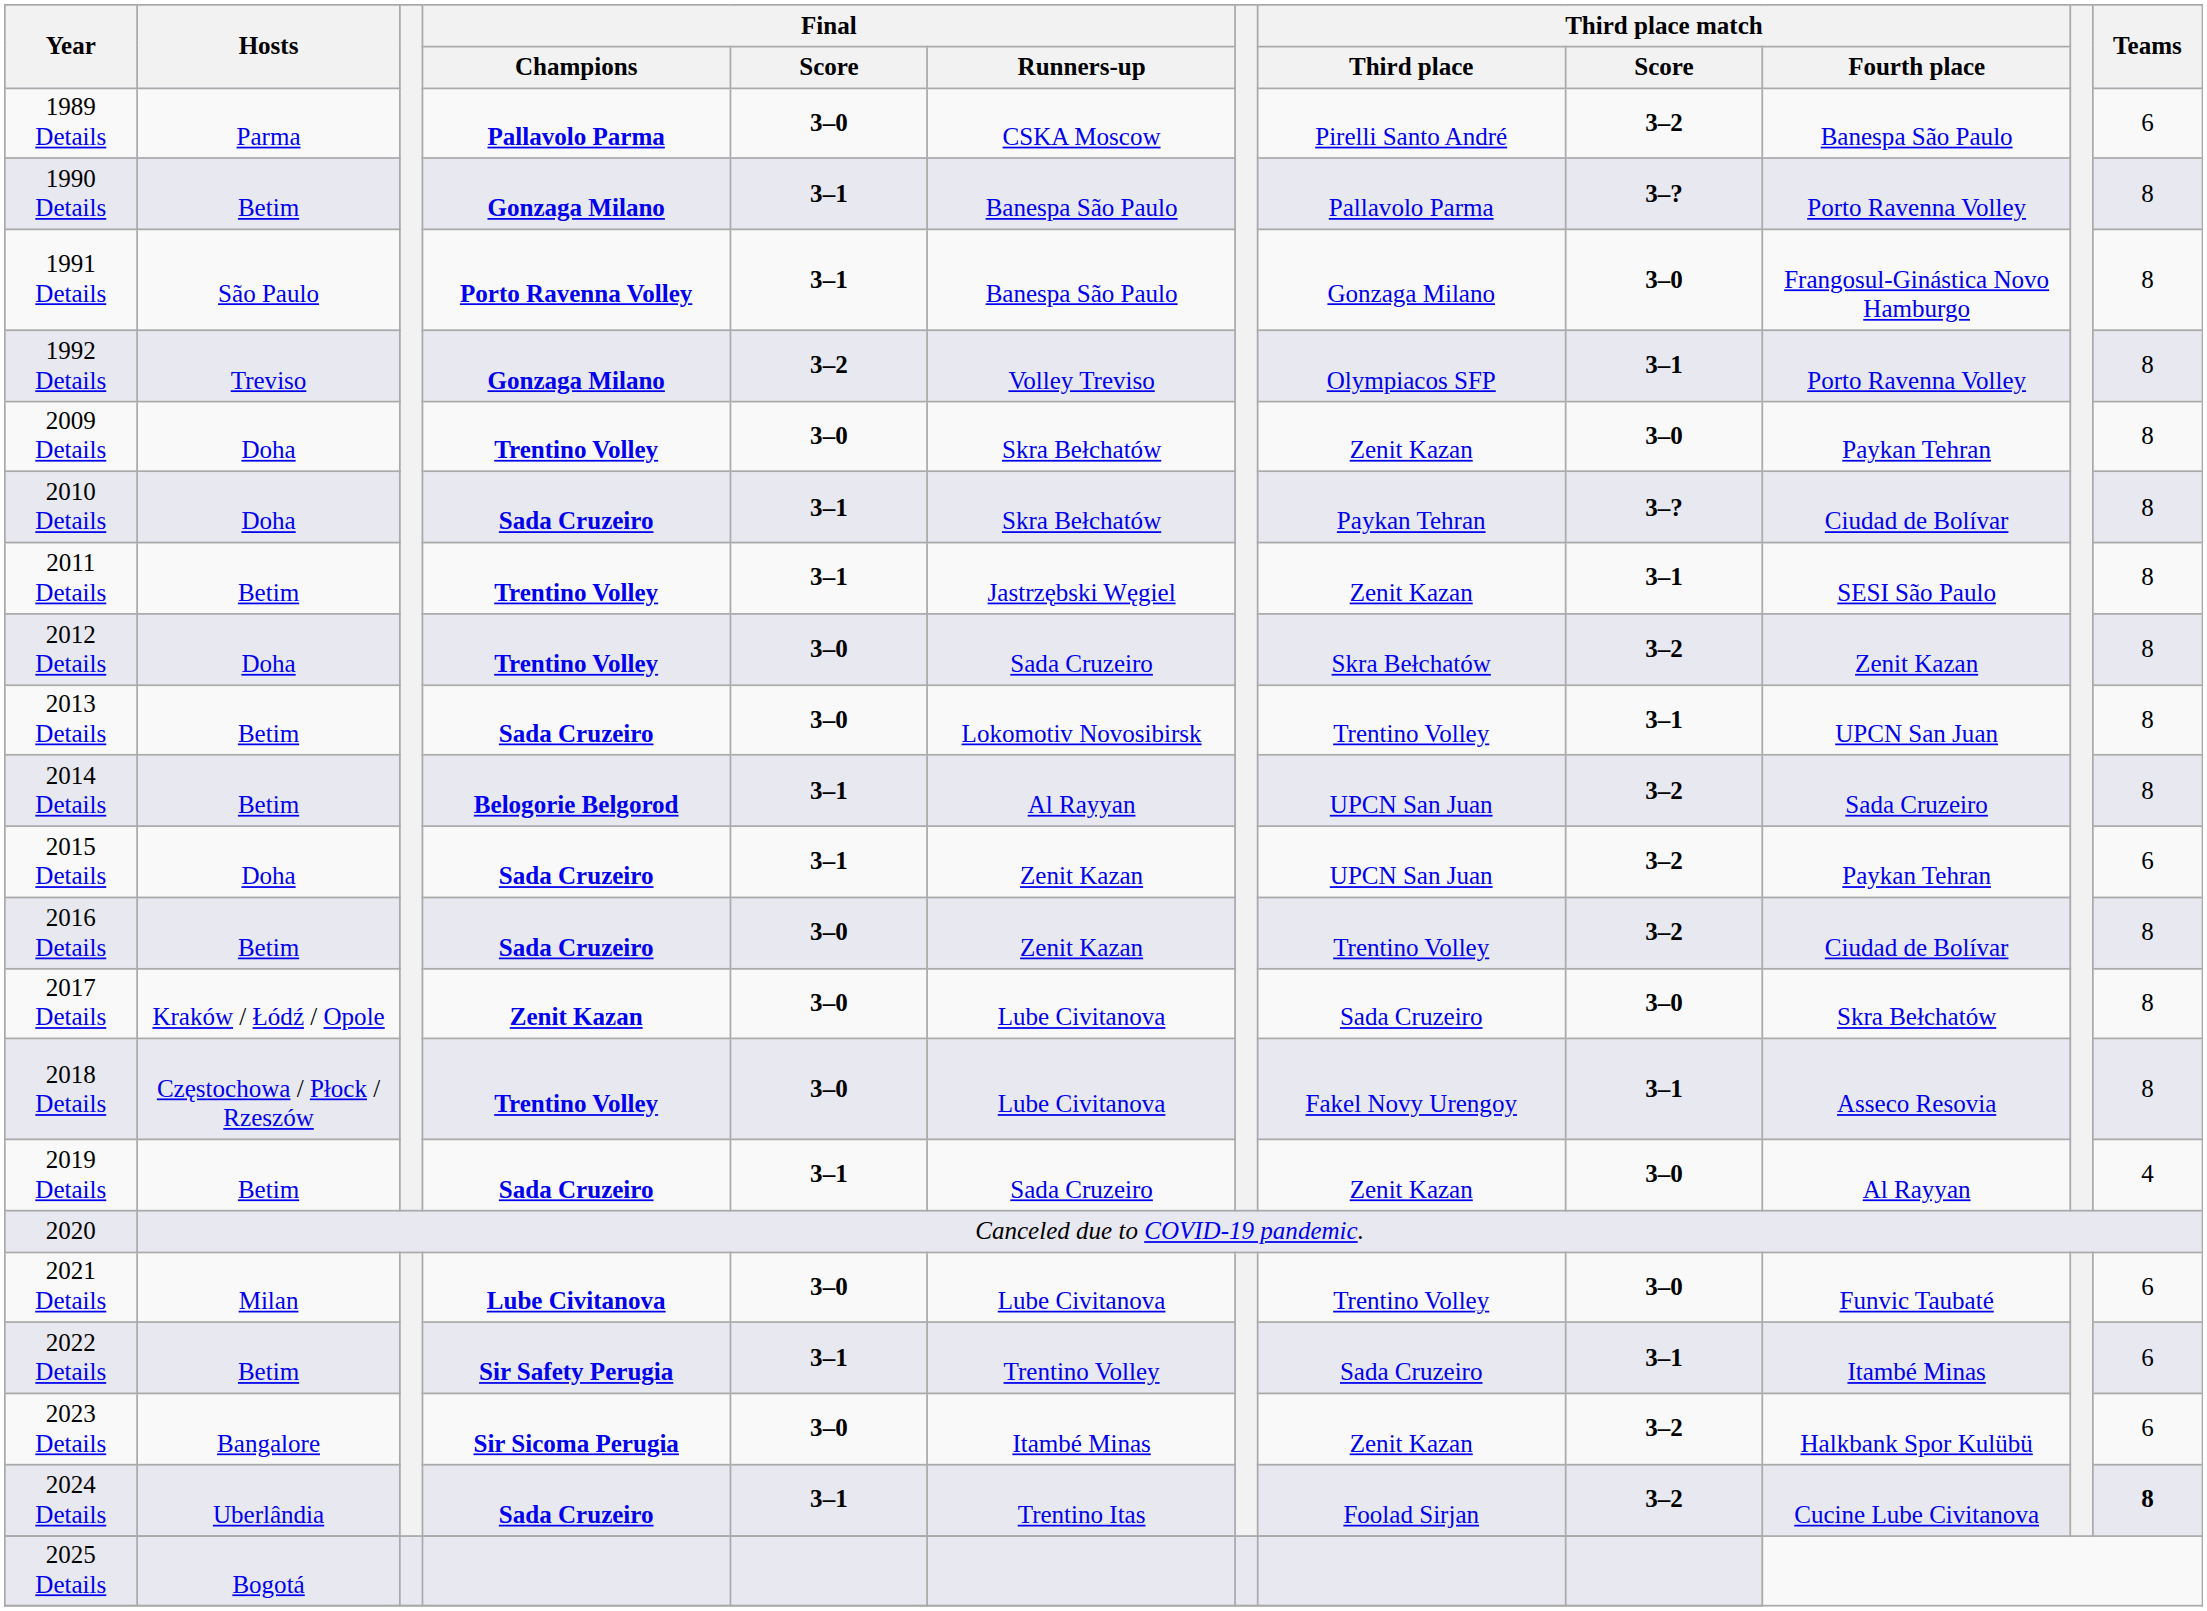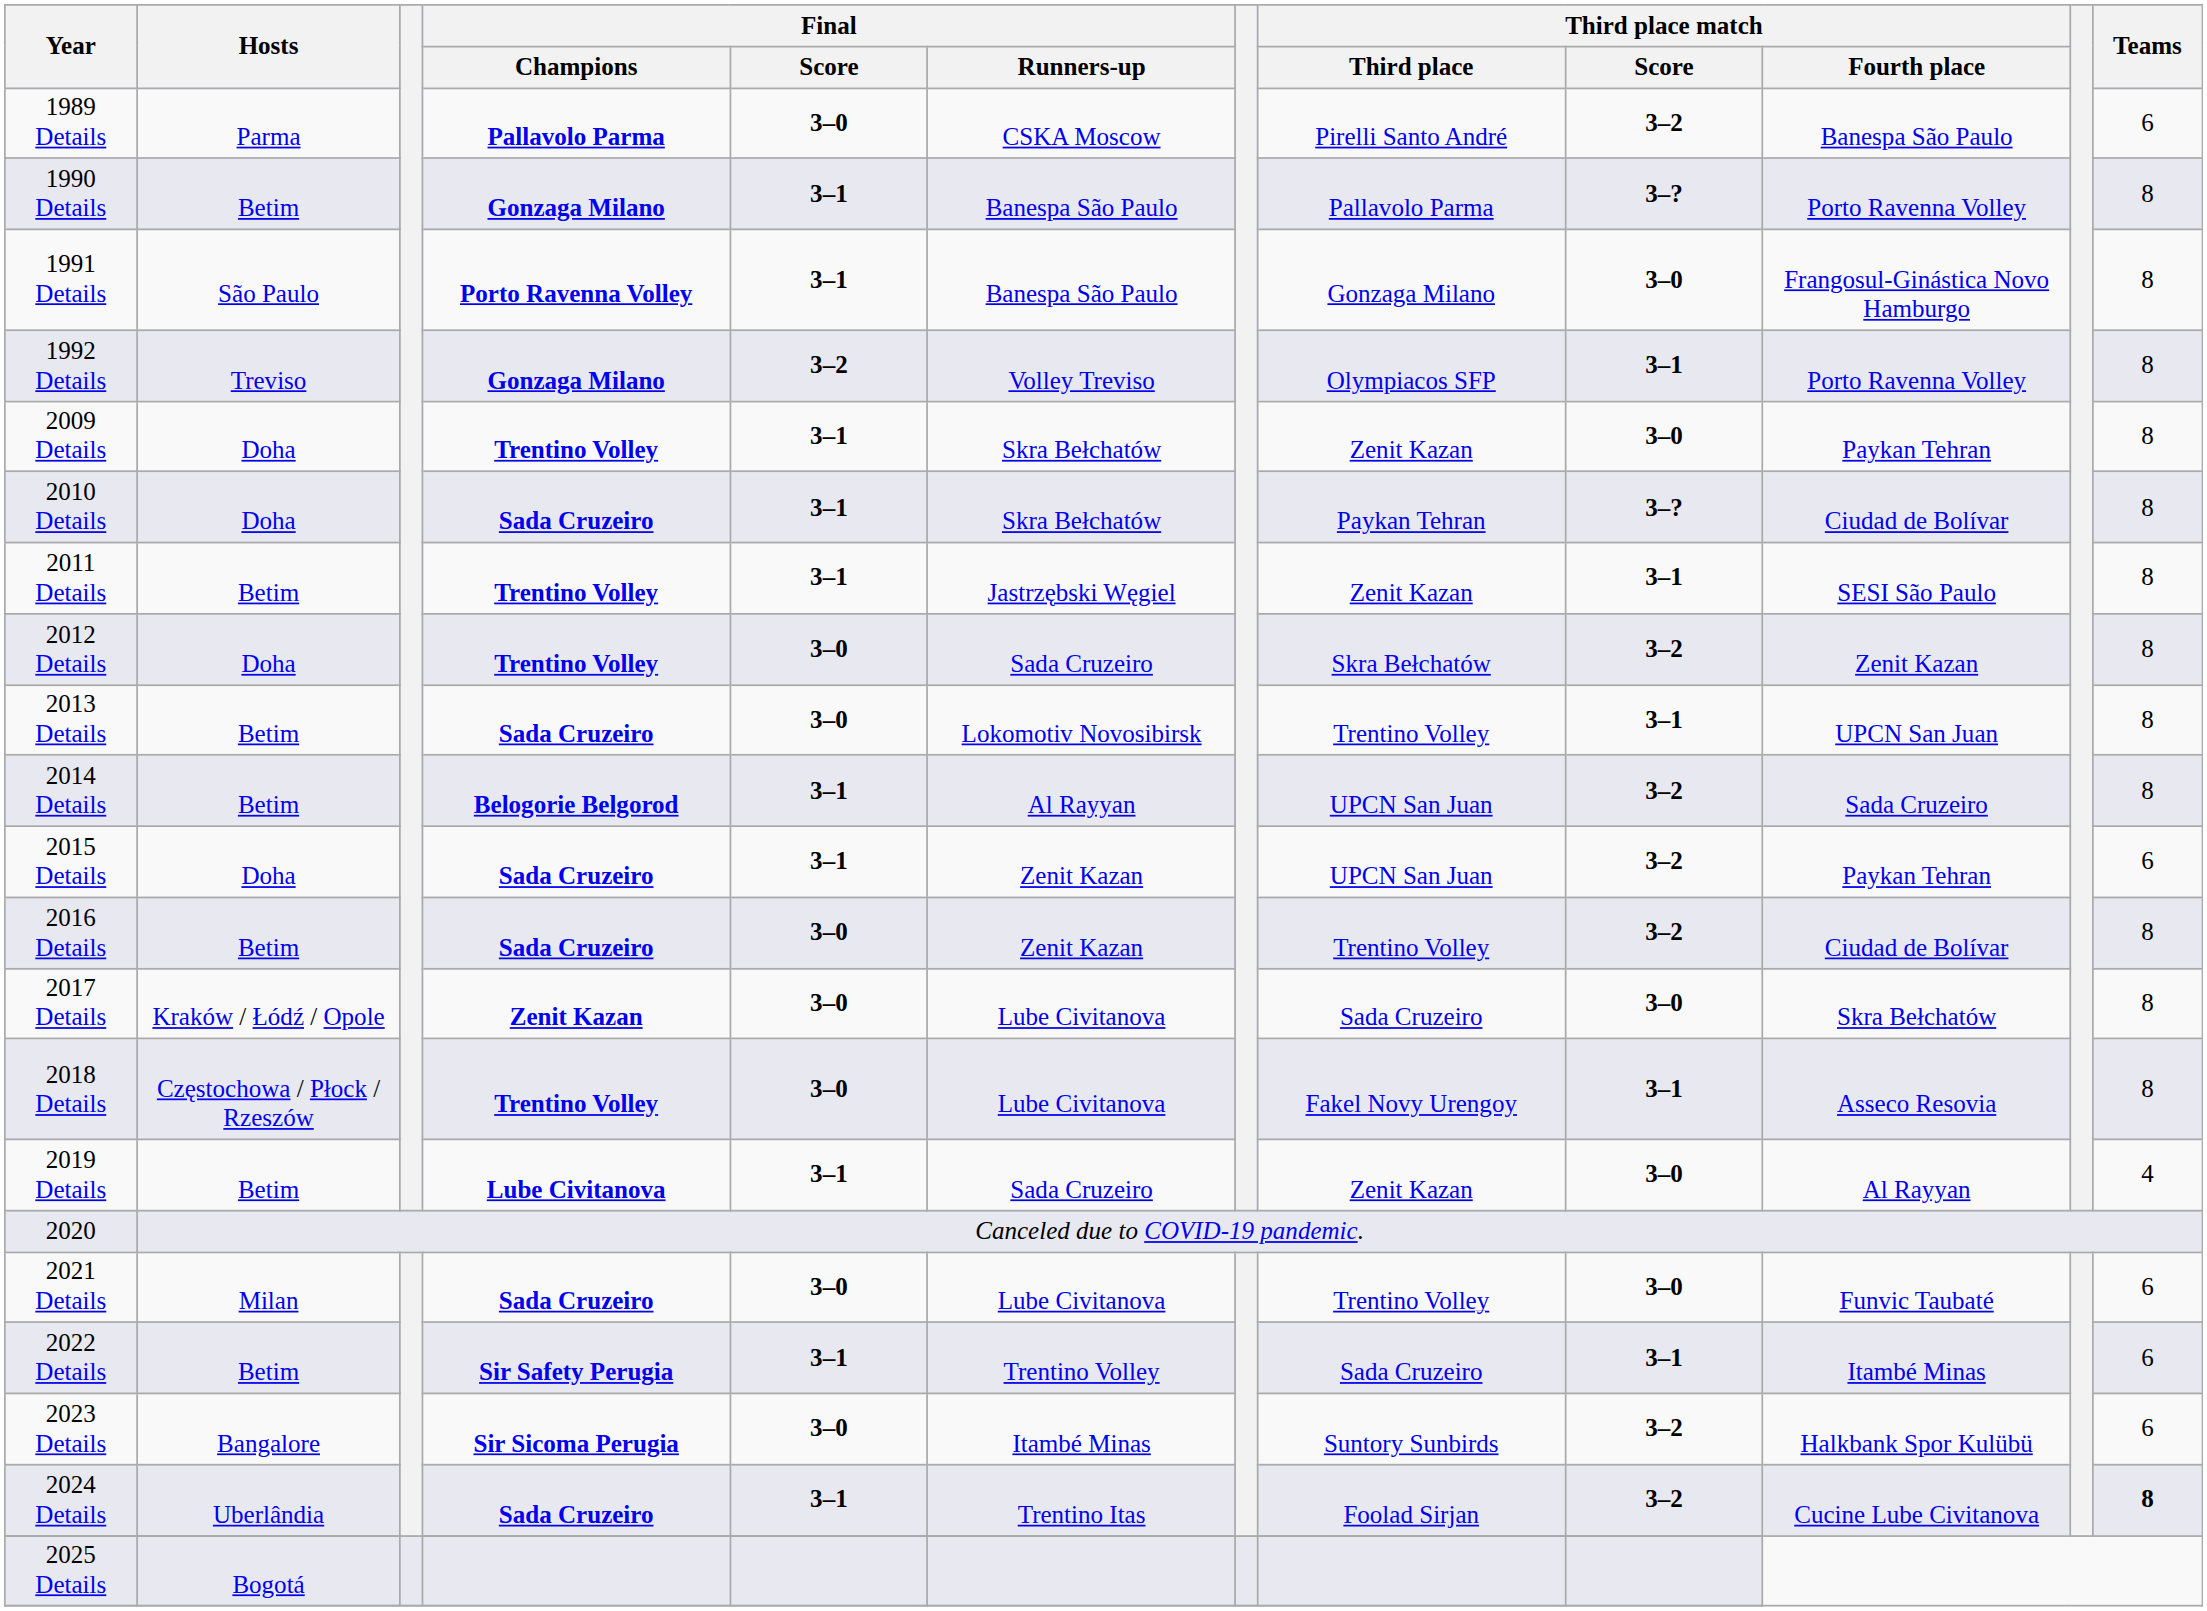(829, 436) 3–0 -> (829, 436) 3–1
(576, 1189) Sada Cruzeiro -> (576, 1189) Lube Civitanova
(576, 1301) Lube Civitanova -> (576, 1301) Sada Cruzeiro
(1411, 1443) Zenit Kazan -> (1411, 1443) Suntory Sunbirds
